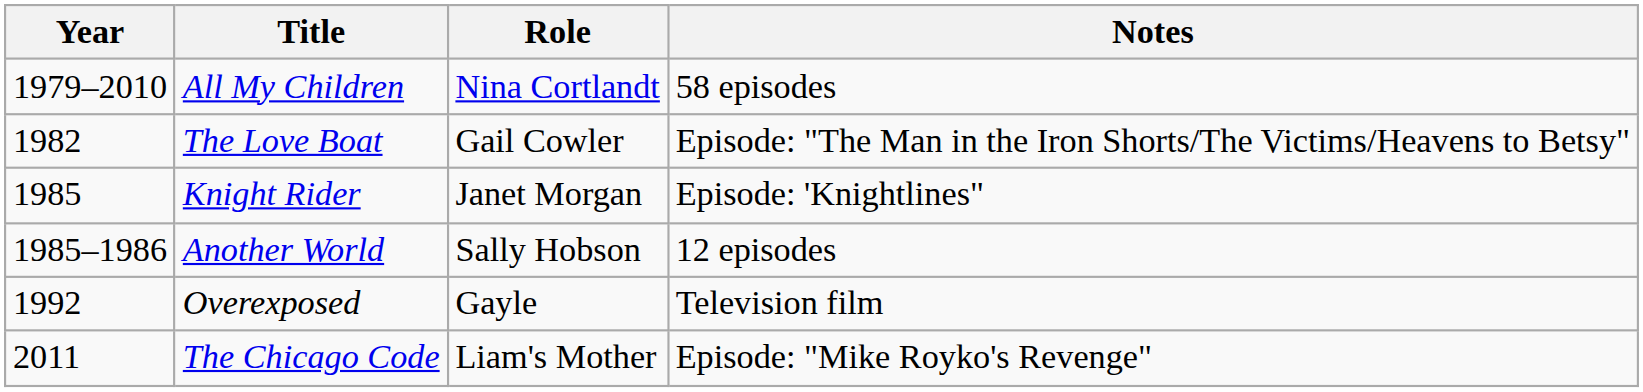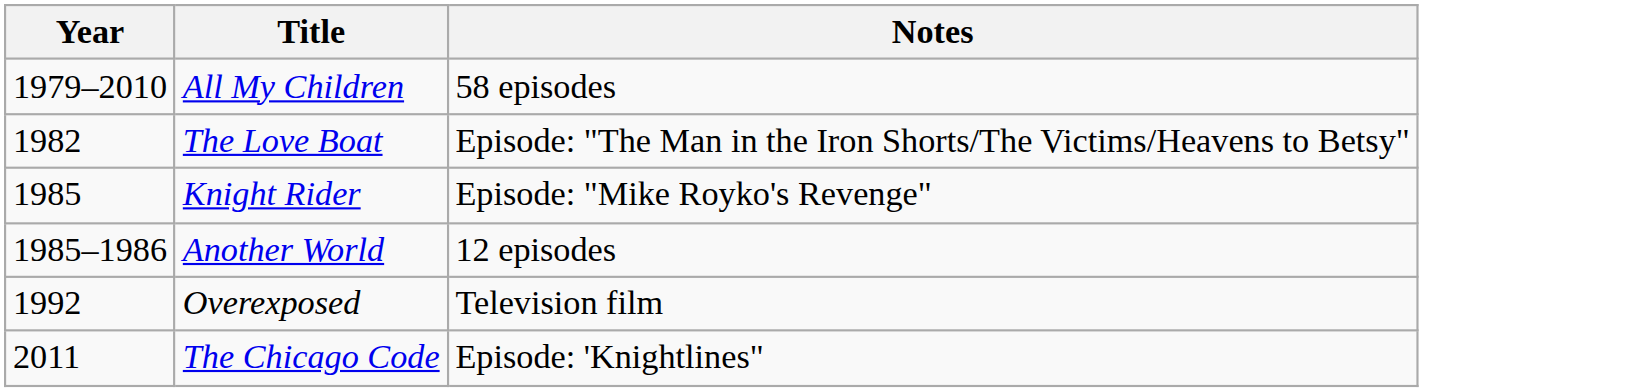- column: (558, 31)
(830, 194) Episode: 'Knightlines" -> (694, 194) Episode: "Mike Royko's Revenge"
(914, 357) Episode: "Mike Royko's Revenge" -> (610, 357) Episode: 'Knightlines"
